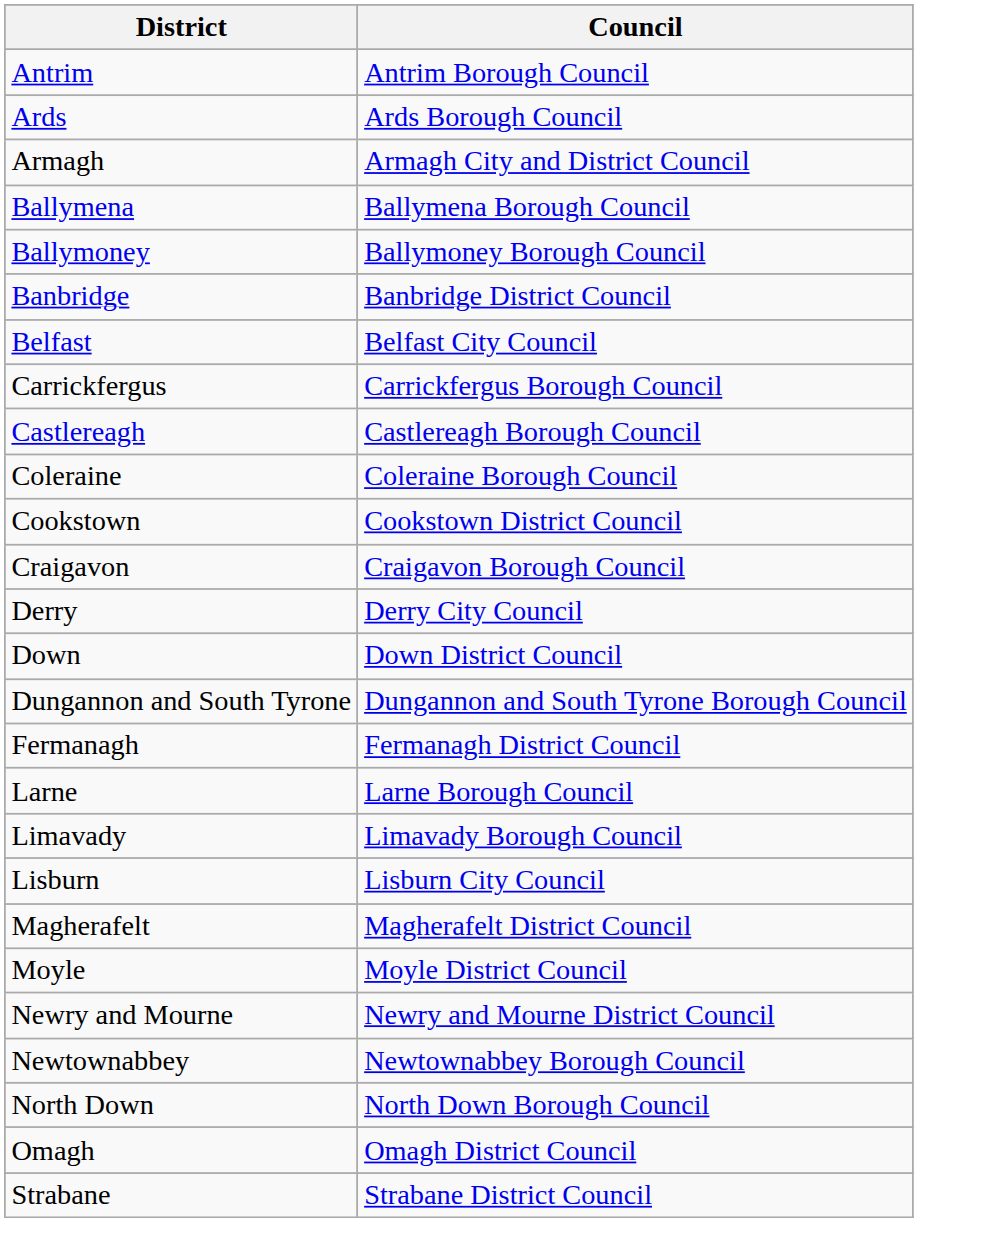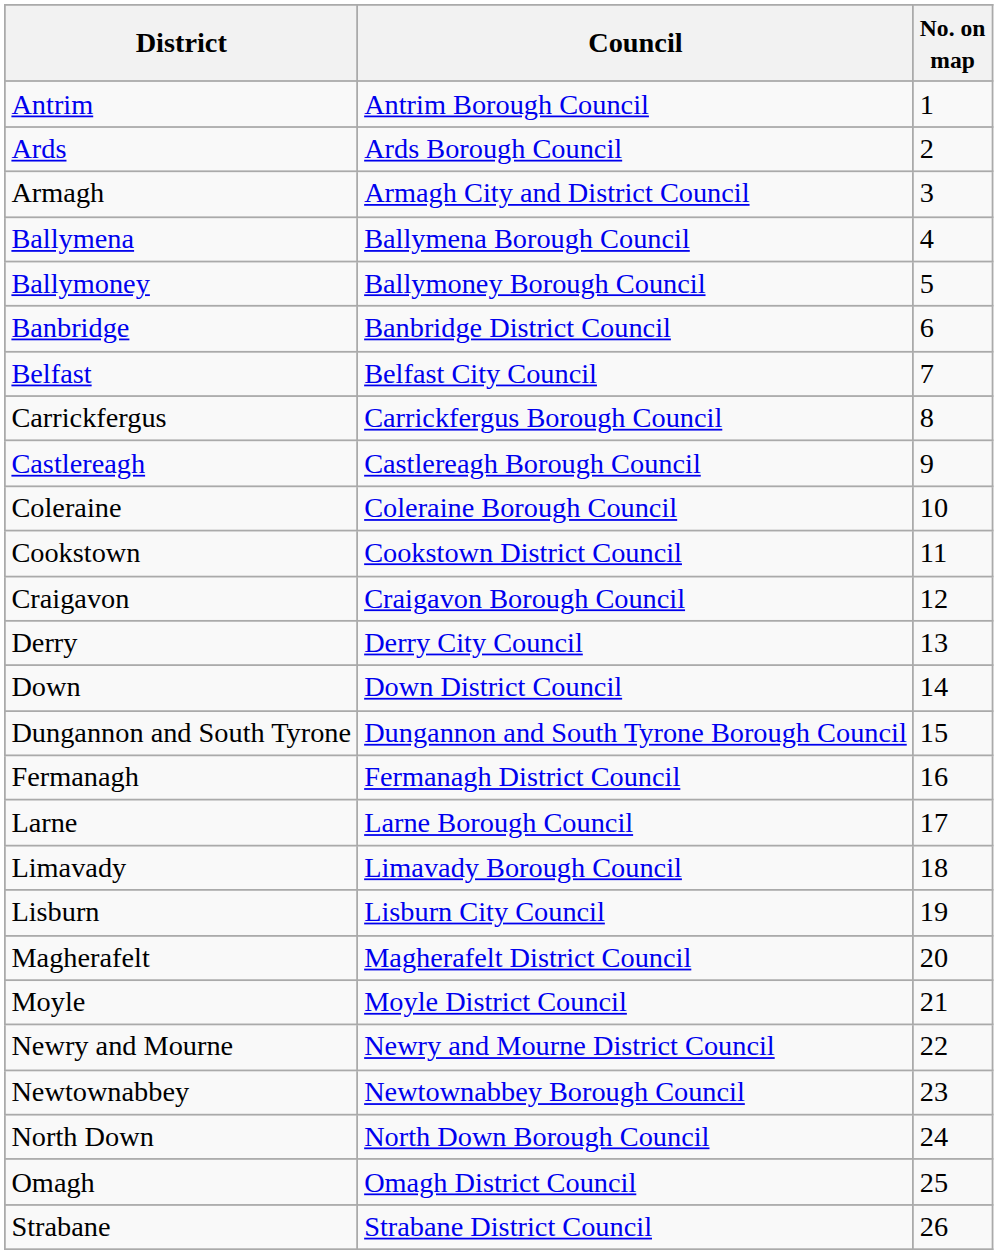+ column: (953, 44)
